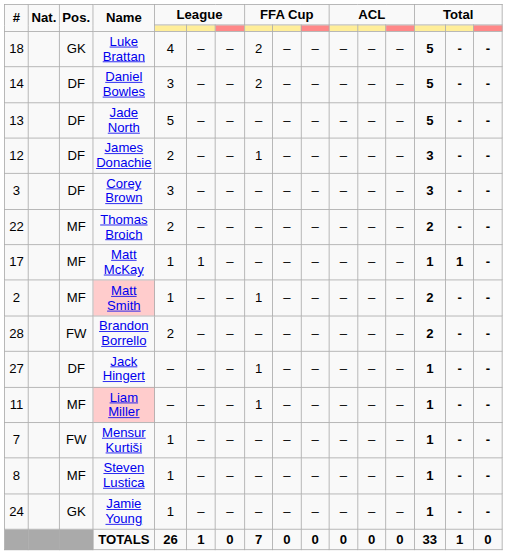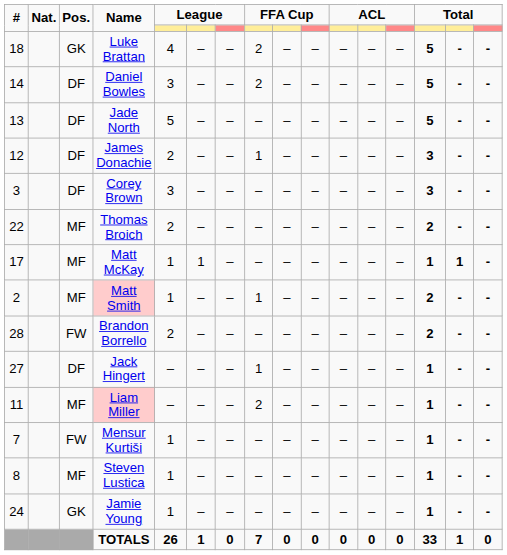(259, 404) 1 -> (259, 404) 2
